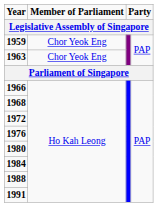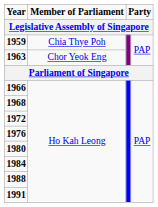(77, 42) Chor Yeok Eng -> (77, 42) Chia Thye Poh
